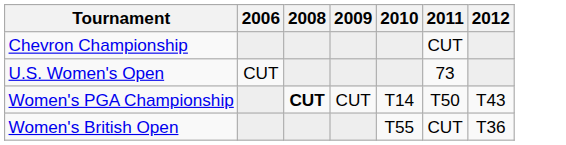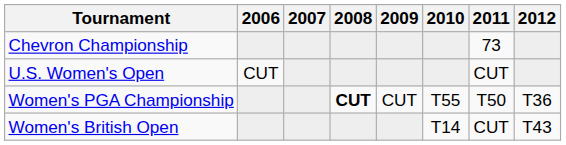+ column: (307, 18)
(445, 46) CUT -> (491, 46) 73
(445, 73) 73 -> (491, 73) CUT
(399, 100) T14 -> (446, 100) T55
(491, 100) T43 -> (537, 100) T36
(399, 127) T55 -> (446, 127) T14
(491, 127) T36 -> (537, 127) T43
